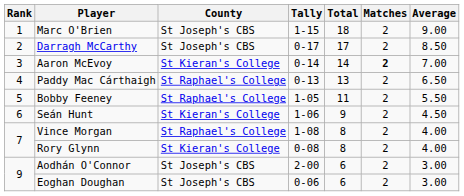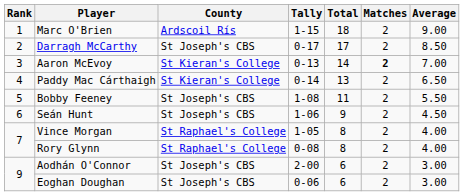(208, 30) St Joseph's CBS -> (198, 30) Ardscoil Rís
(307, 64) 0-14 -> (307, 64) 0-13
(223, 81) St Raphael's College -> (220, 81) St Kieran's College
(307, 81) 0-13 -> (307, 81) 0-14
(223, 98) St Raphael's College -> (208, 98) St Joseph's CBS
(307, 98) 1-05 -> (307, 98) 1-08
(220, 115) St Kieran's College -> (208, 115) St Joseph's CBS
(307, 132) 1-08 -> (307, 132) 1-05
(220, 148) St Kieran's College -> (223, 148) St Raphael's College
